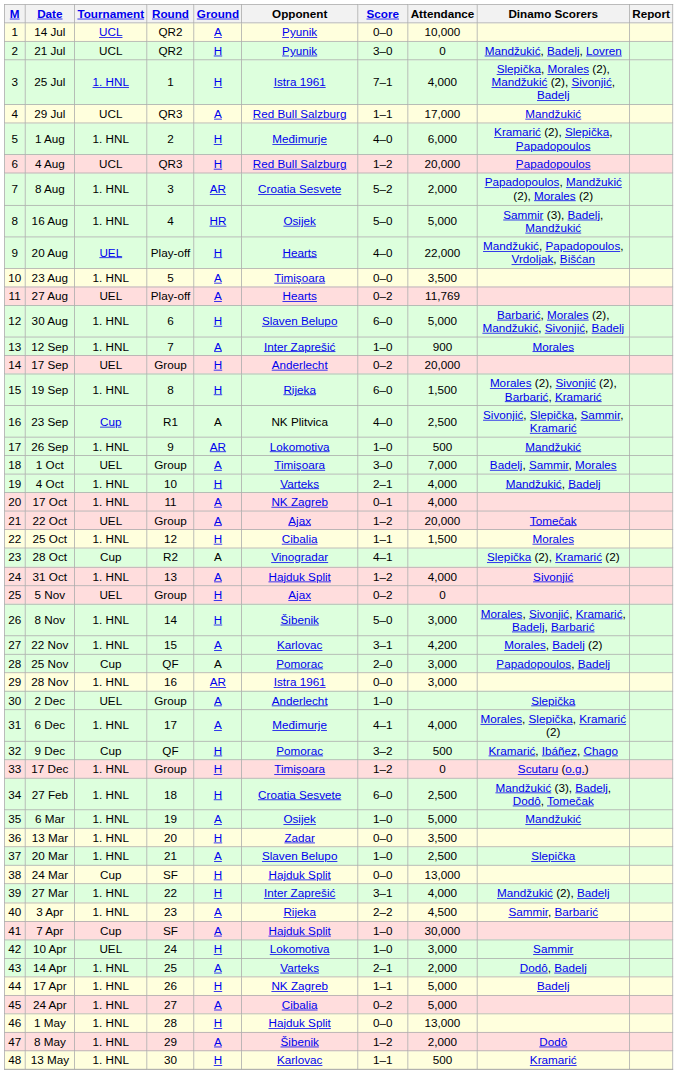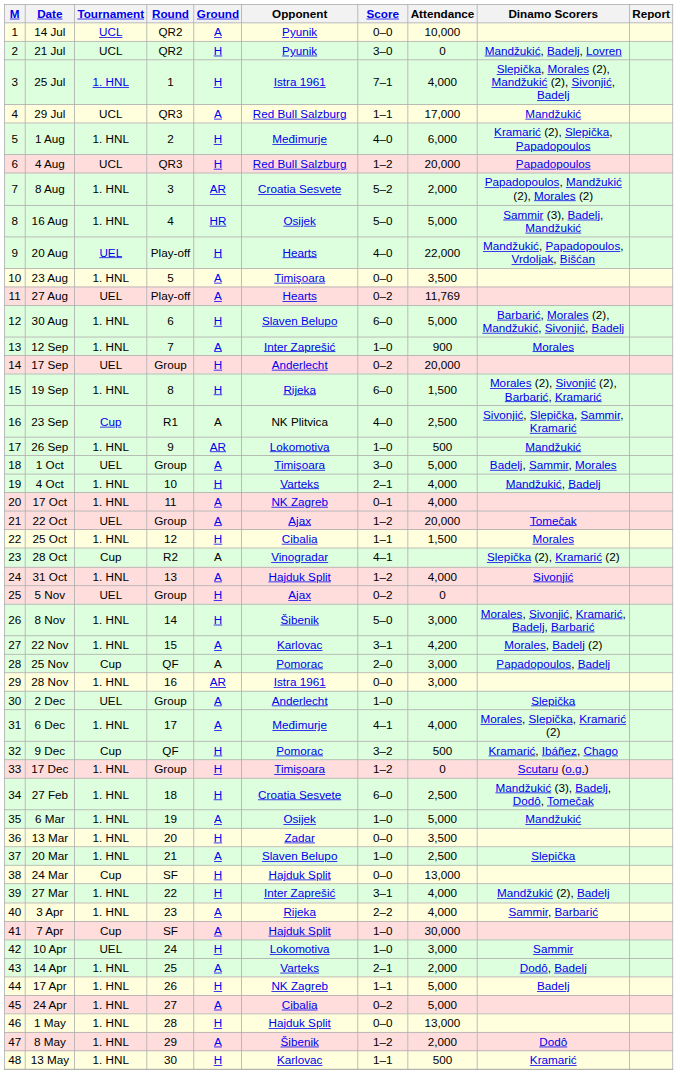(442, 465) 7,000 -> (442, 465) 5,000
(442, 912) 4,500 -> (442, 912) 4,000
